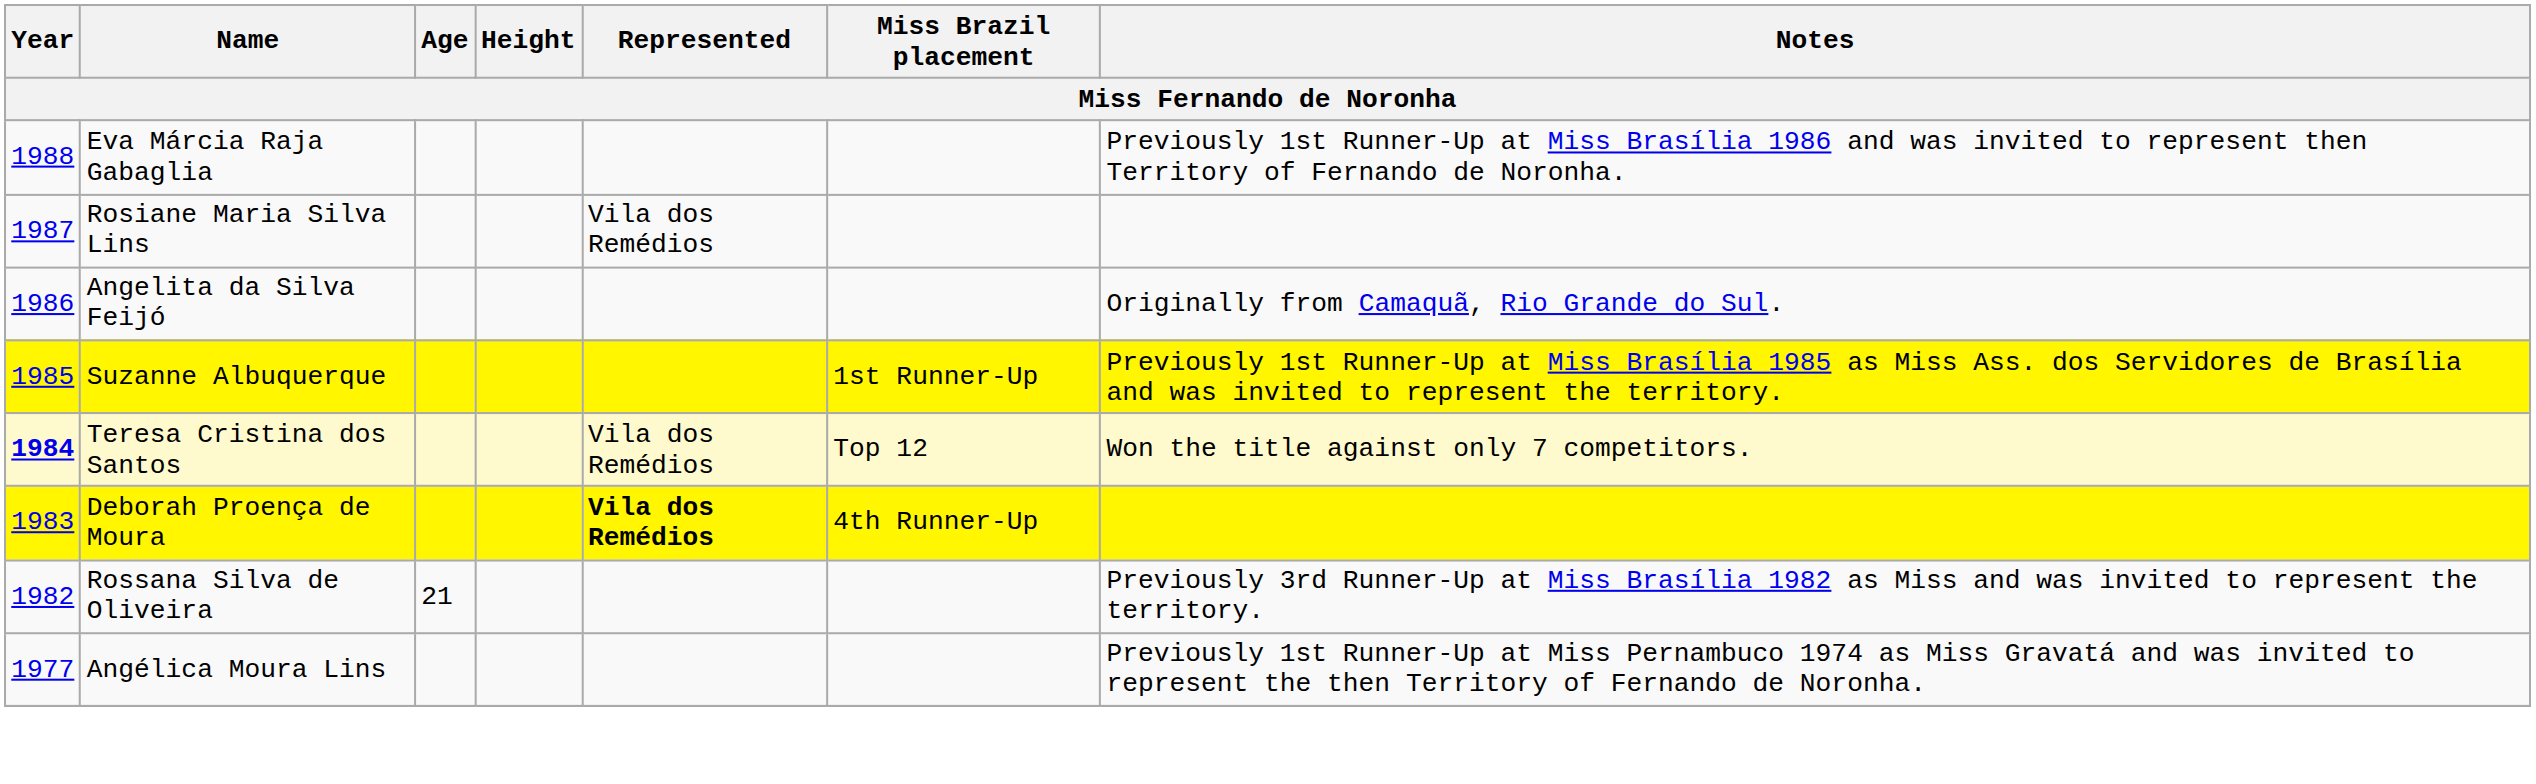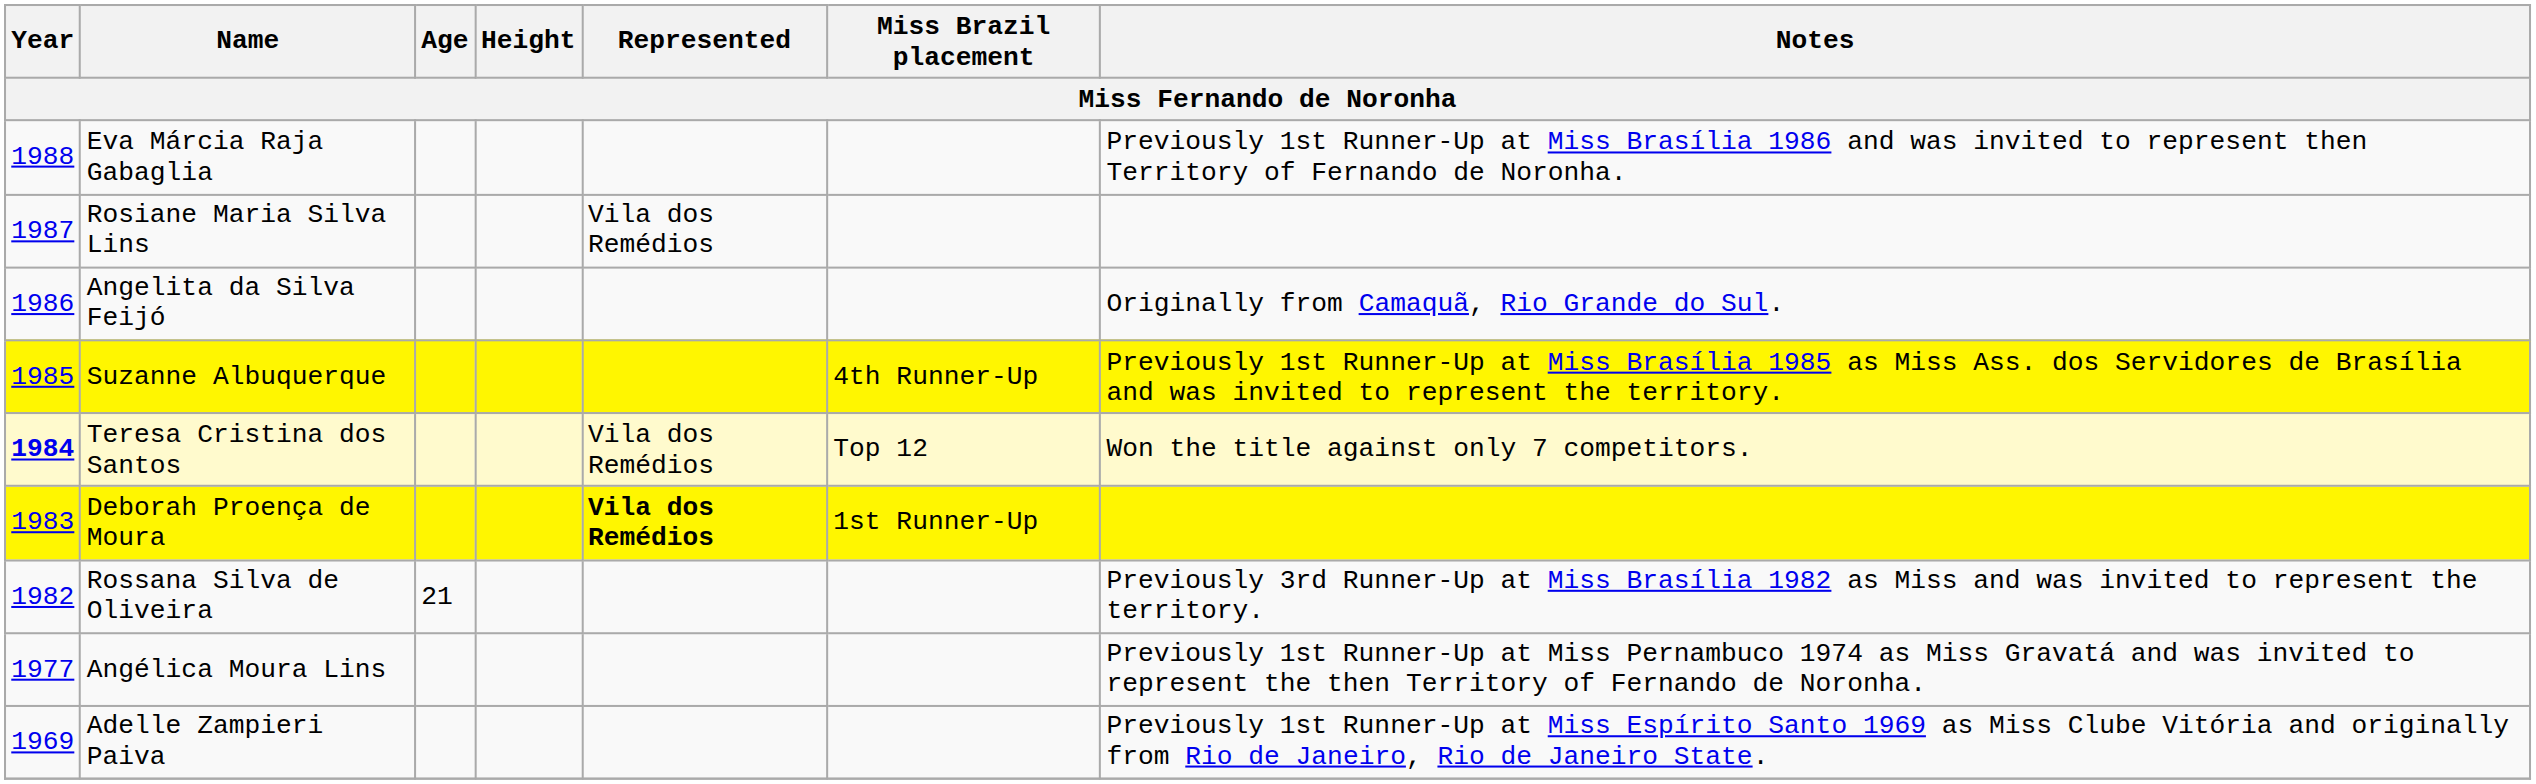(936, 377) 1st Runner-Up -> (936, 377) 4th Runner-Up
(936, 523) 4th Runner-Up -> (936, 523) 1st Runner-Up
+ row: (205, 742)
